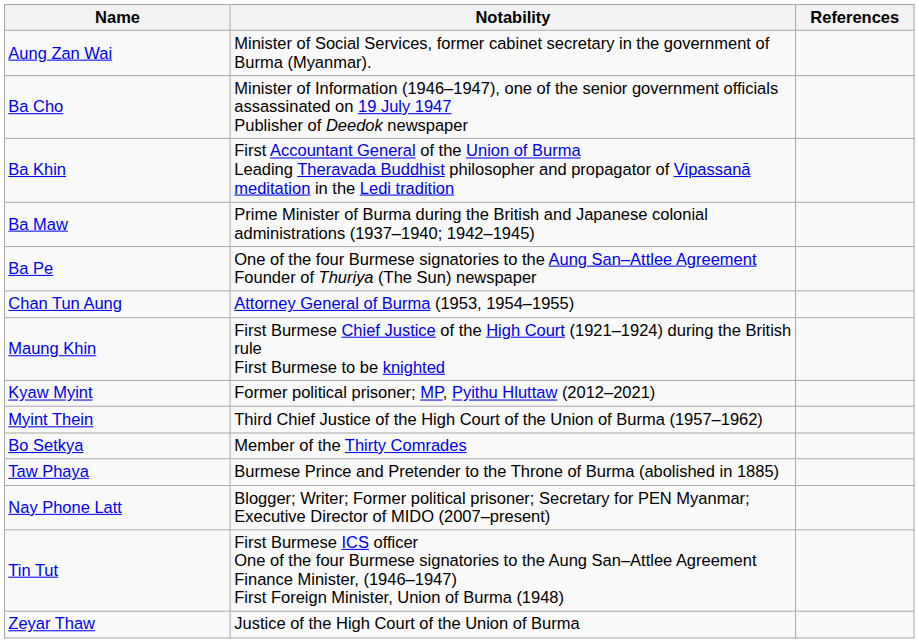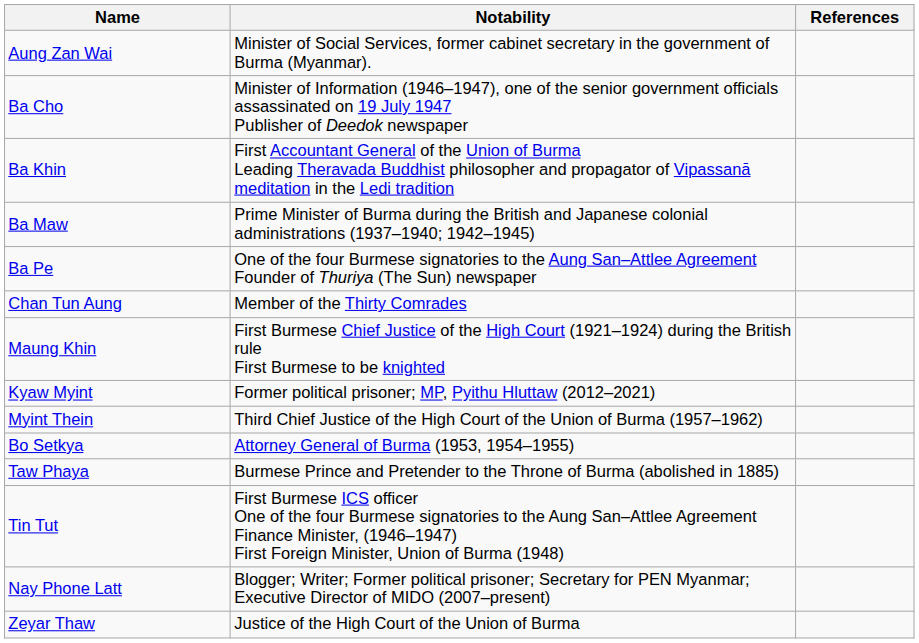(404, 304) Attorney General of Burma (1953, 1954–1955) -> (350, 304) Member of the Thirty Comrades
(350, 445) Member of the Thirty Comrades -> (404, 445) Attorney General of Burma (1953, 1954–1955)
rows swapped: (33, 570) <-> (65, 507)
